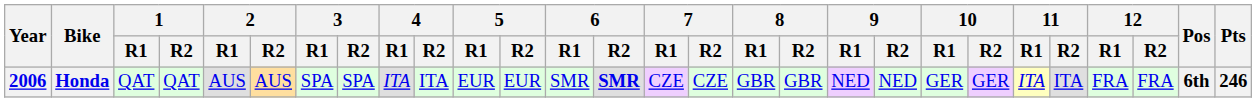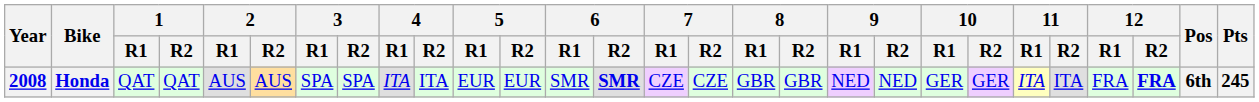(28, 82) 2006 -> (28, 82) 2008
(1155, 82) normal -> (1156, 82) bold
(1233, 82) 246 -> (1235, 82) 245
